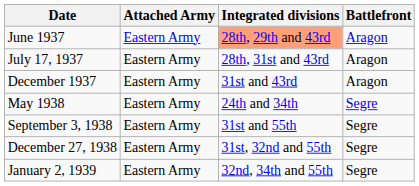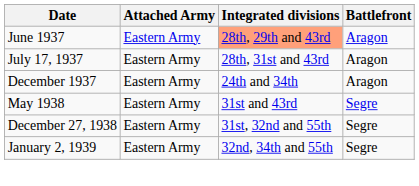(259, 81) 31st and 43rd -> (260, 81) 24th and 34th
(260, 103) 24th and 34th -> (259, 103) 31st and 43rd
- row: (60, 125)
